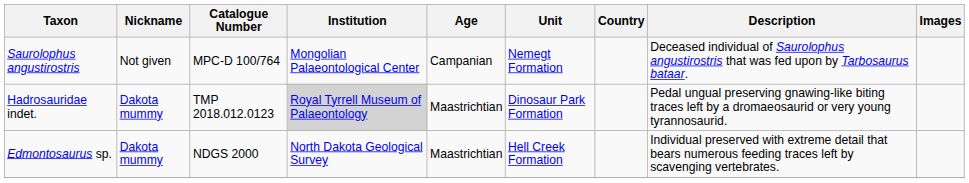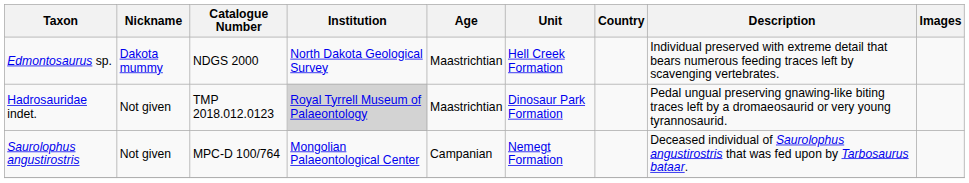rows swapped: (60, 154) <-> (43, 60)
(141, 107) Dakota mummy -> (145, 107) Not given
